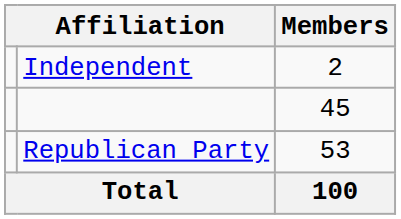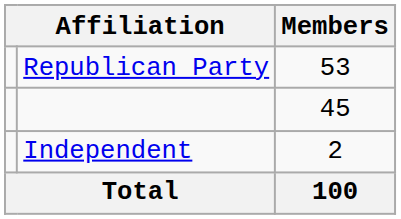rows swapped: (146, 151) <-> (108, 68)
